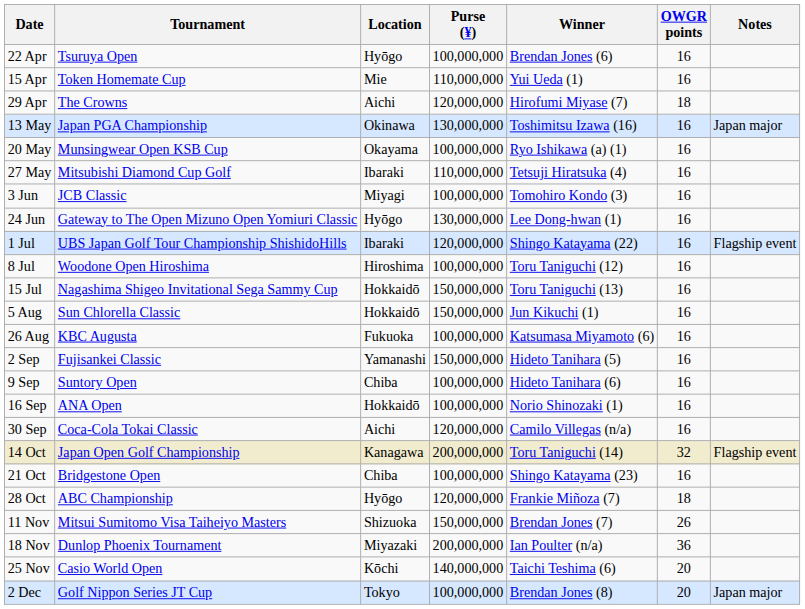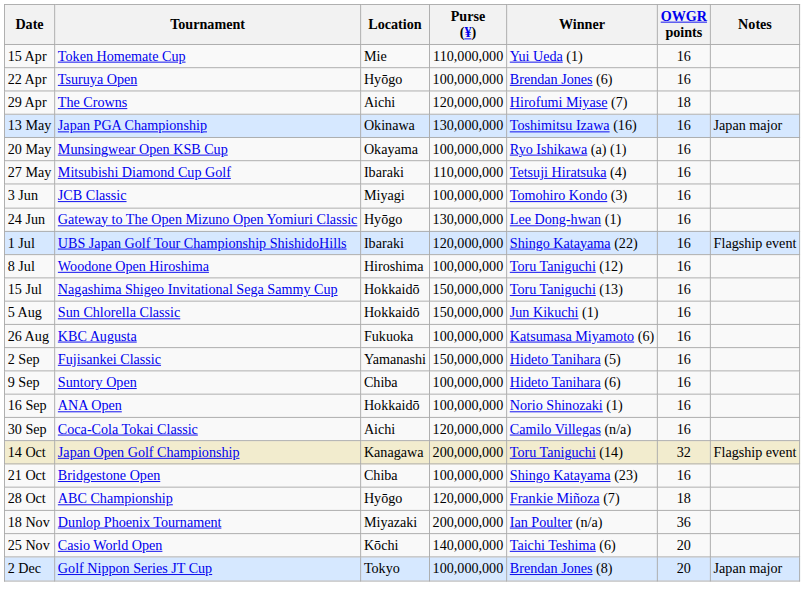rows swapped: (27, 79) <-> (27, 56)
- row: (28, 522)
